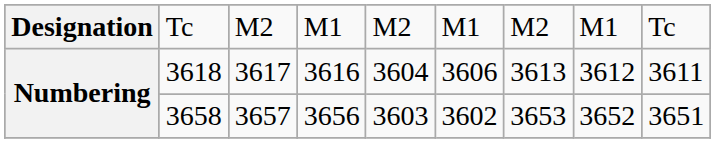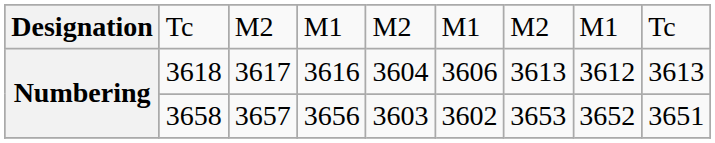(676, 71) 3611 -> (676, 71) 3613
